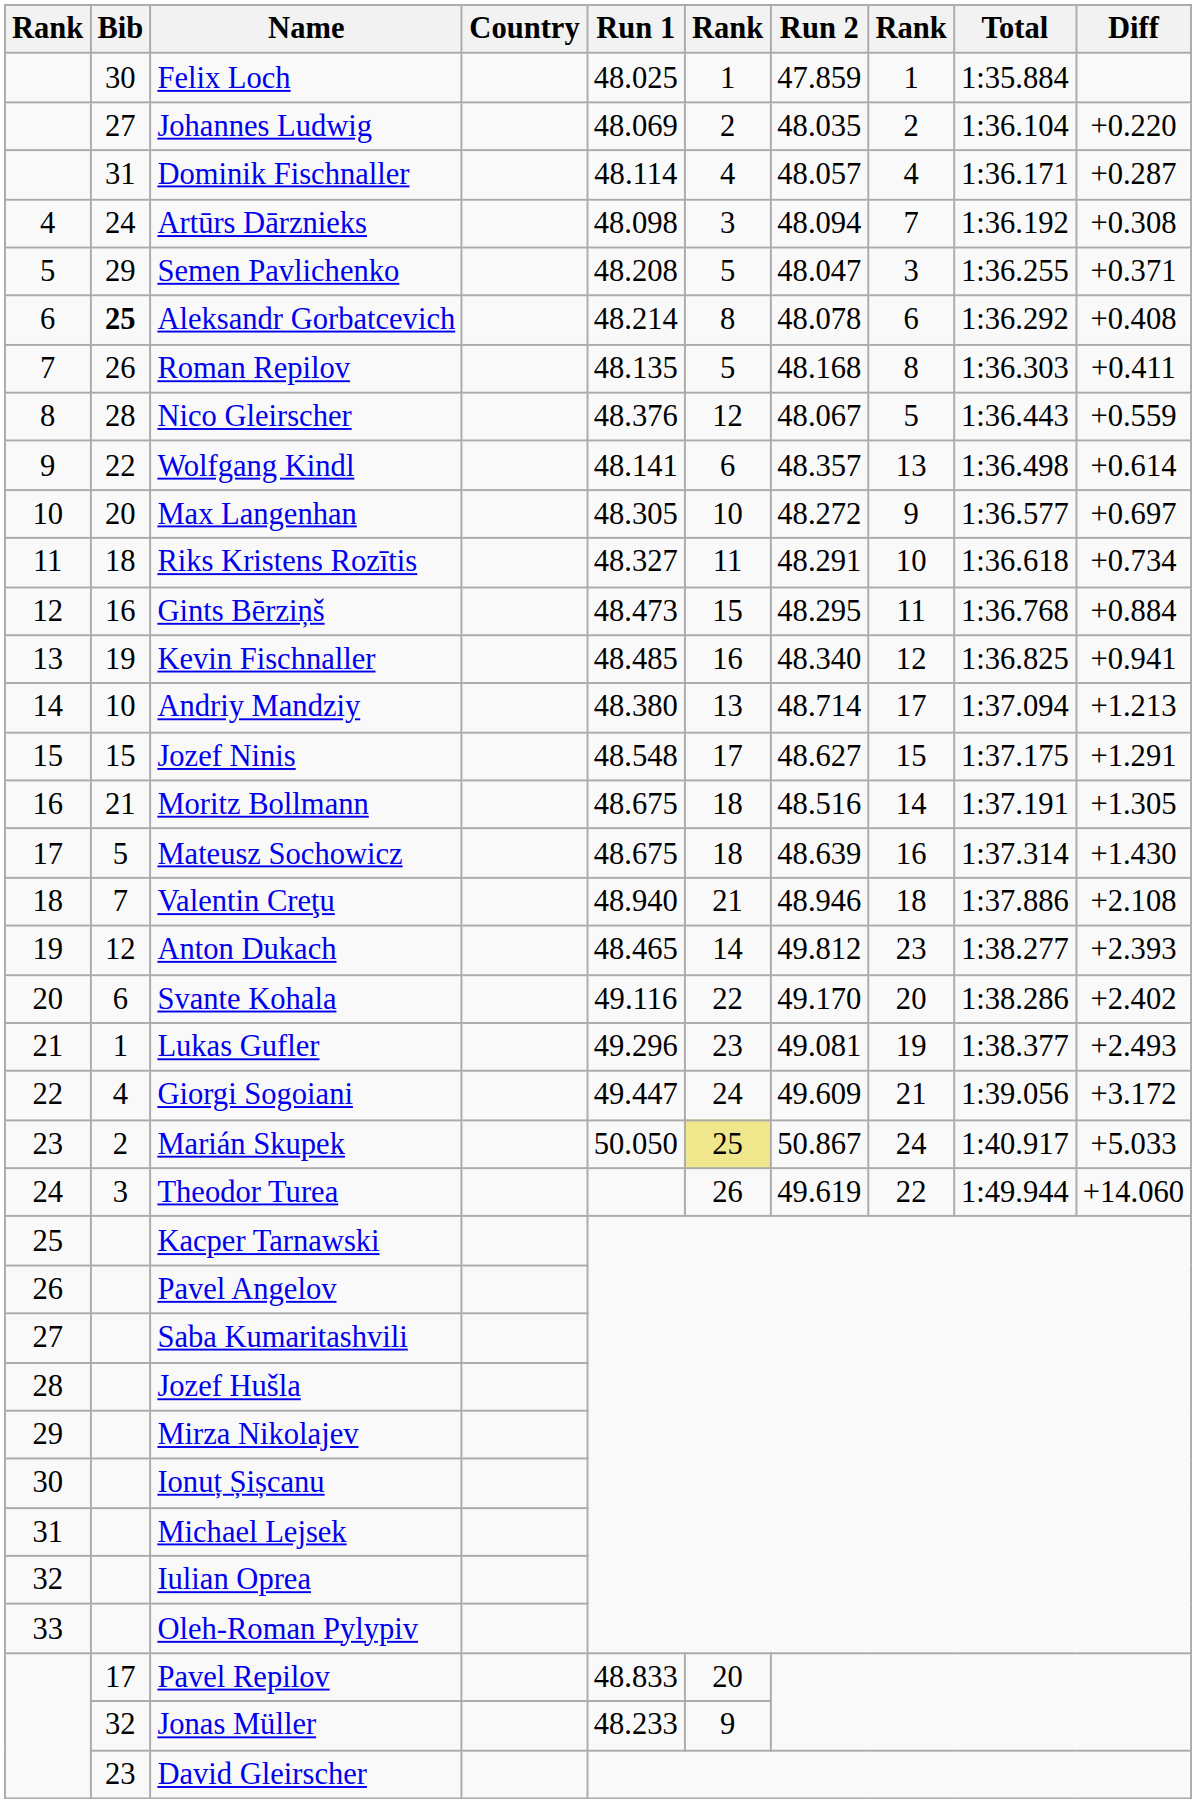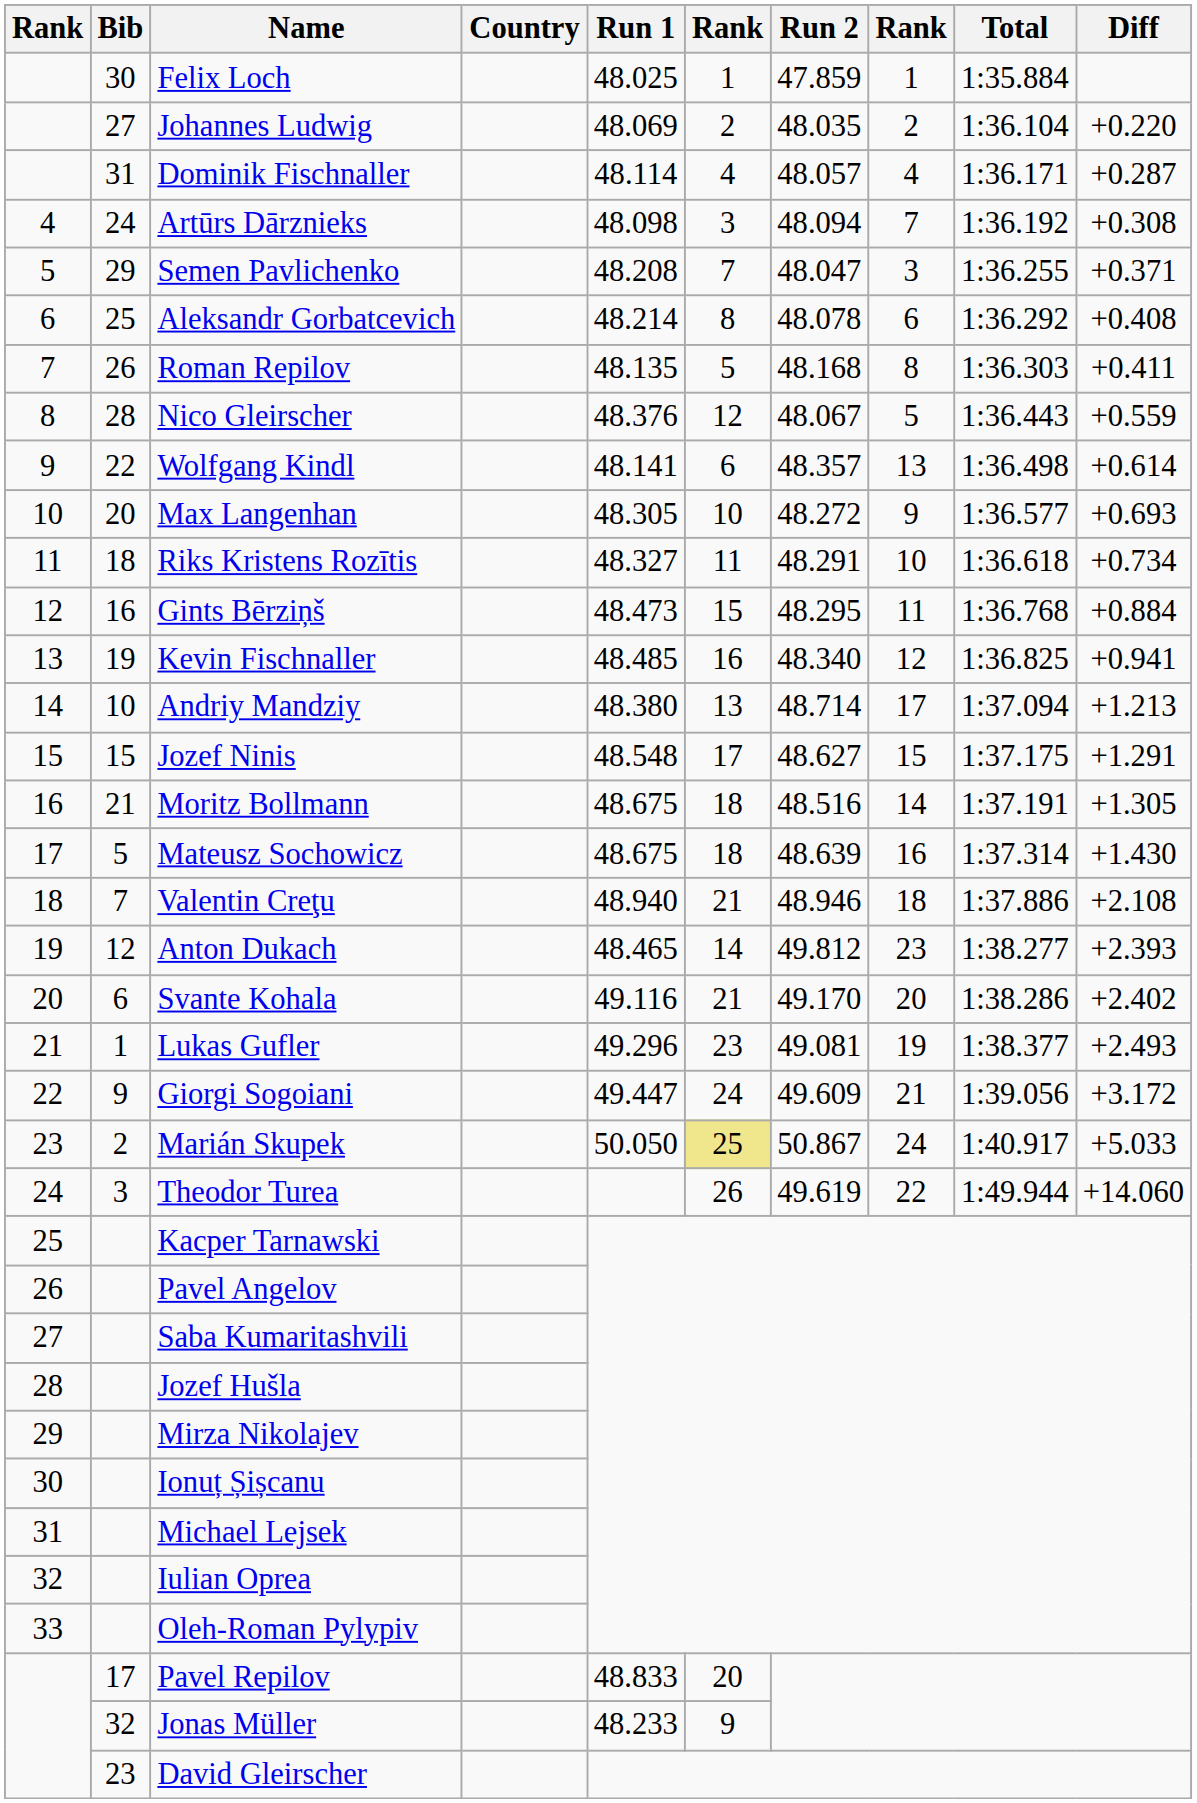(728, 271) 5 -> (728, 271) 7
(120, 319) bold -> (120, 319) normal
(1133, 513) +0.697 -> (1133, 513) +0.693
(728, 998) 22 -> (728, 998) 21
(120, 1094) 4 -> (120, 1094) 9
